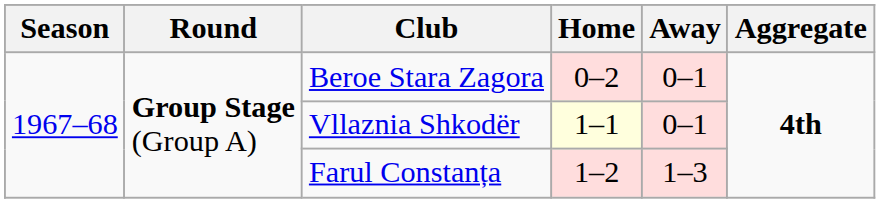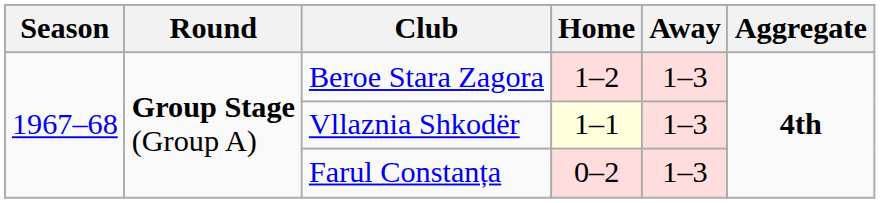(597, 76) 0–2 -> (597, 76) 1–2
(685, 76) 0–1 -> (685, 76) 1–3
(685, 124) 0–1 -> (685, 124) 1–3
(597, 172) 1–2 -> (597, 172) 0–2
